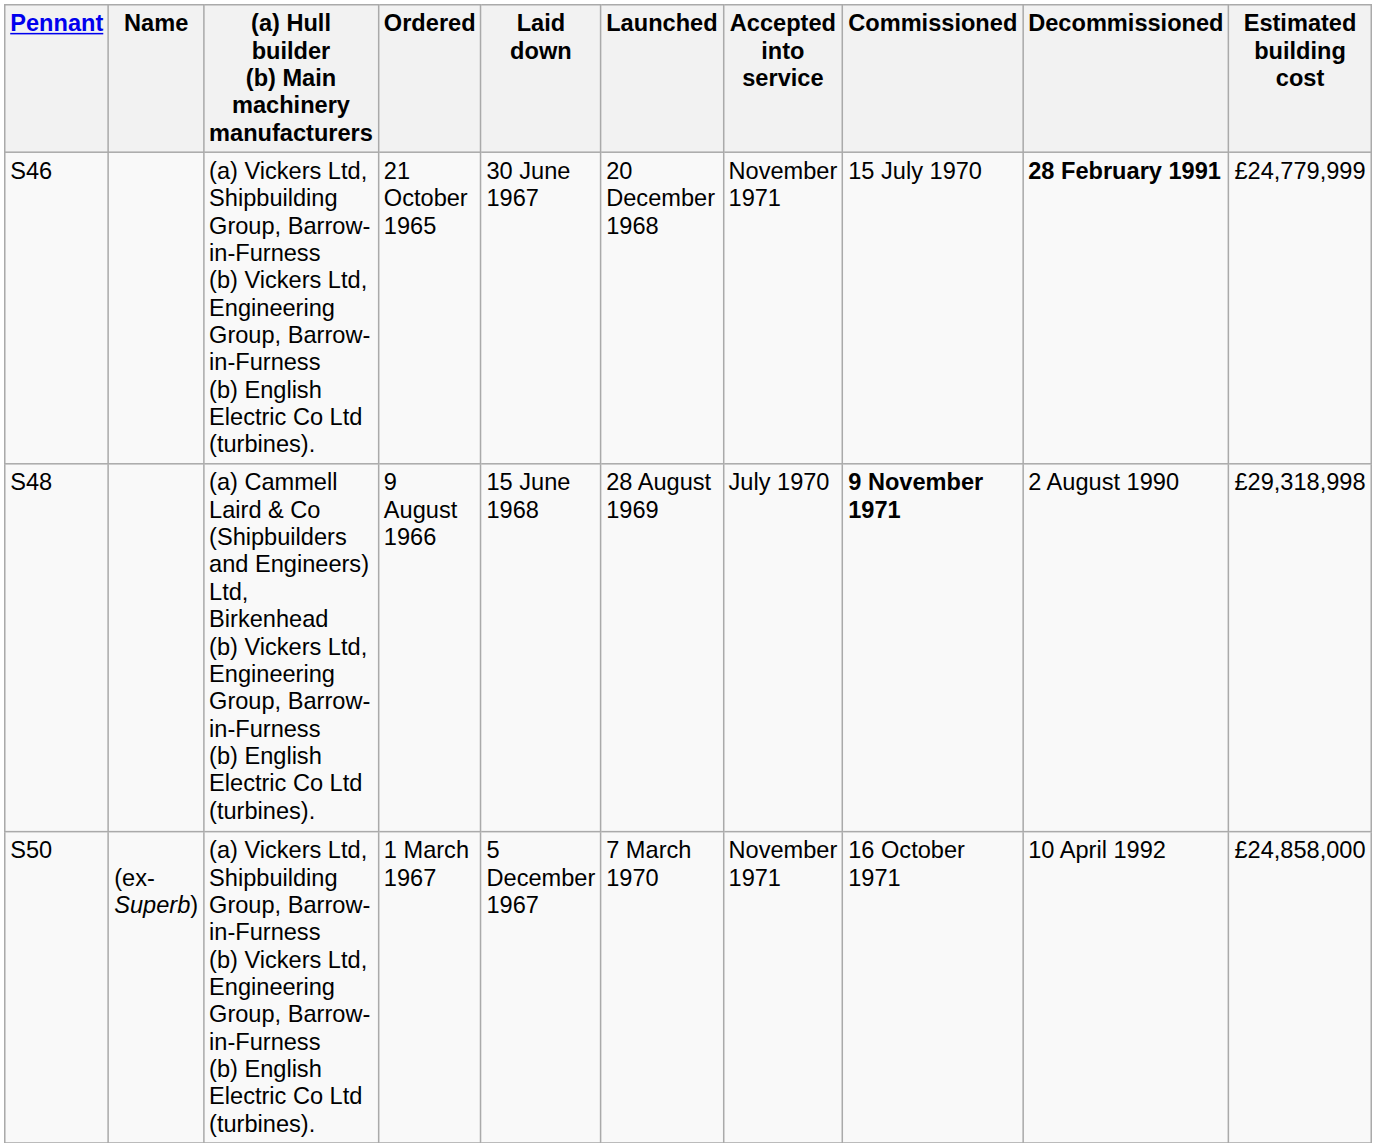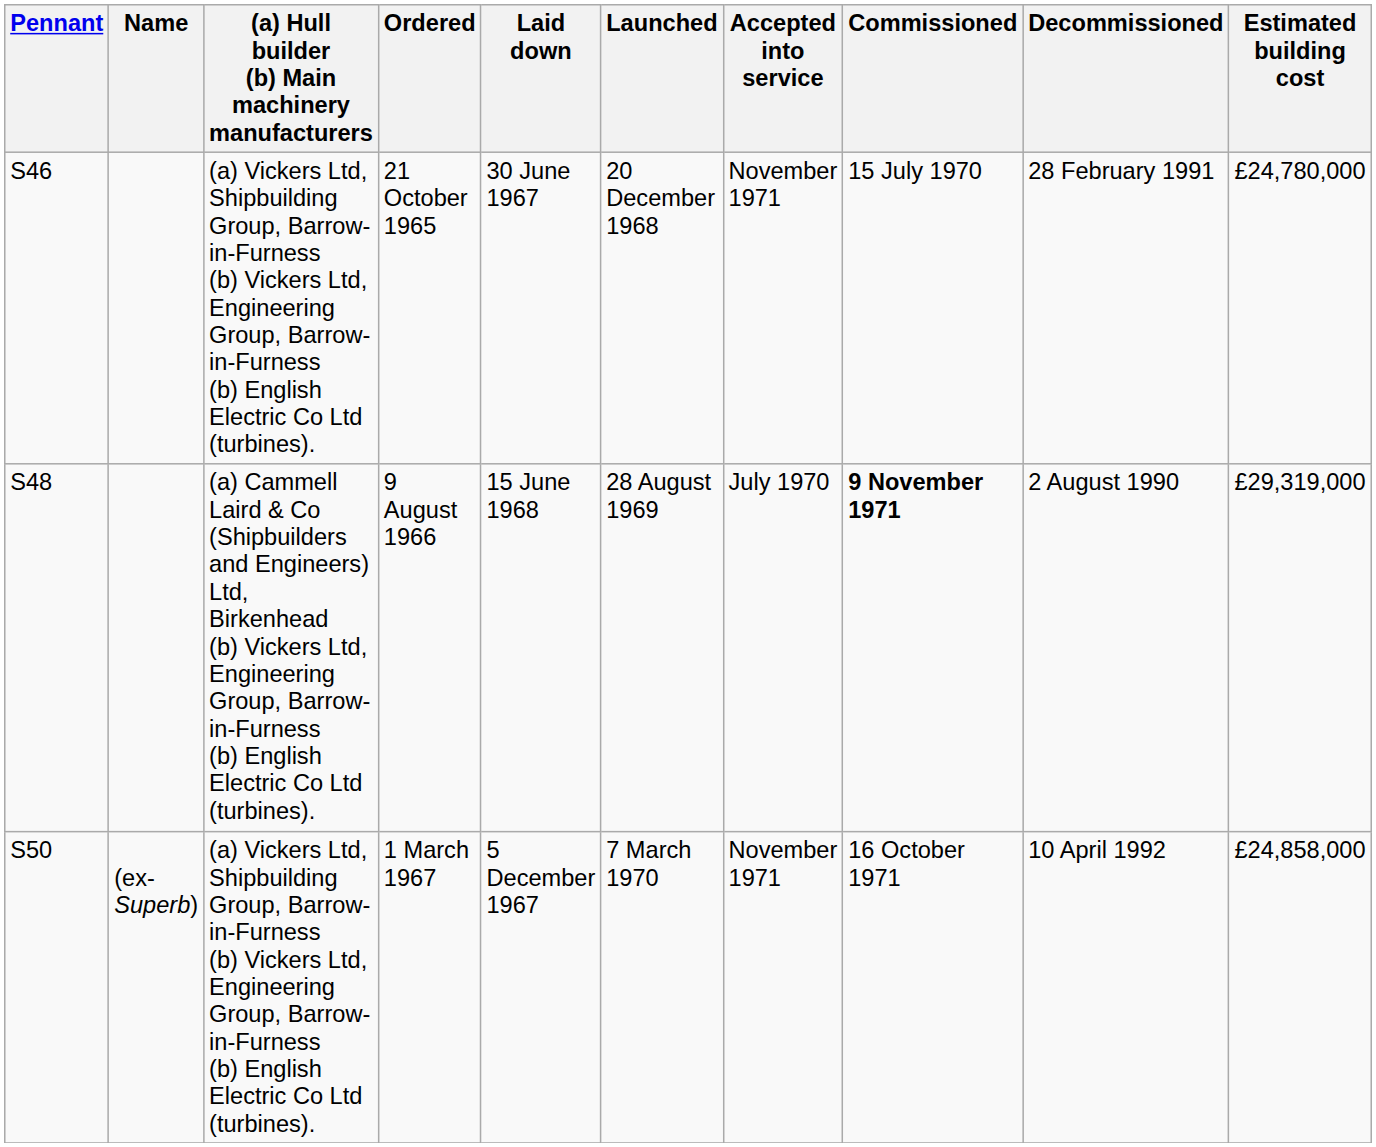(1125, 170) bold -> (1121, 170) normal
(1300, 170) £24,779,999 -> (1300, 170) £24,780,000
(1300, 482) £29,318,998 -> (1300, 482) £29,319,000
